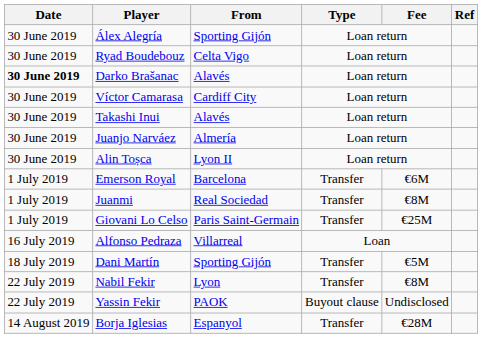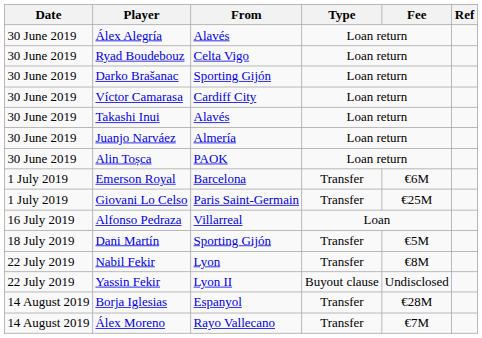(232, 35) Sporting Gijón -> (212, 35) Alavés
(43, 76) bold -> (42, 76) normal
(212, 76) Alavés -> (232, 76) Sporting Gijón
(213, 158) Lyon II -> (211, 158) PAOK
- row: (114, 199)
(211, 302) PAOK -> (213, 281) Lyon II
+ row: (130, 323)
